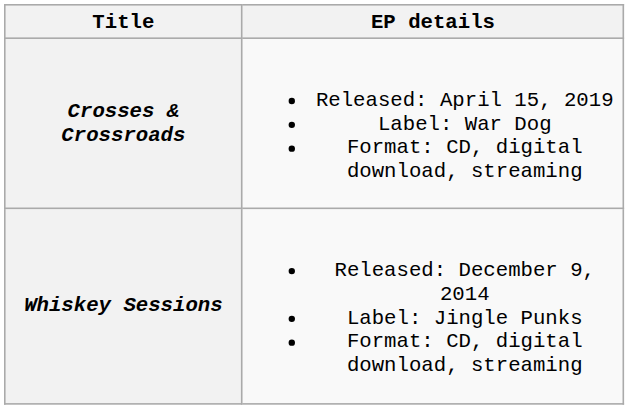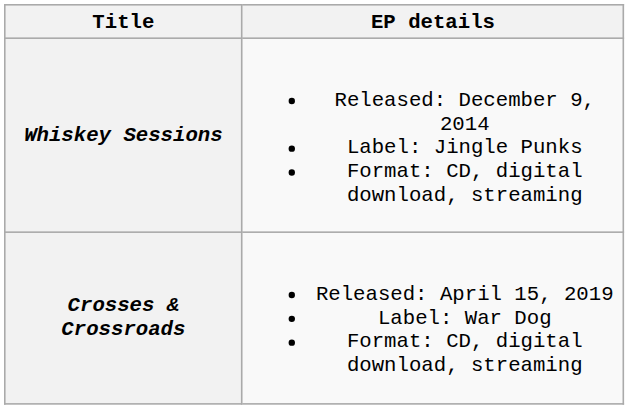rows swapped: (123, 306) <-> (123, 124)
